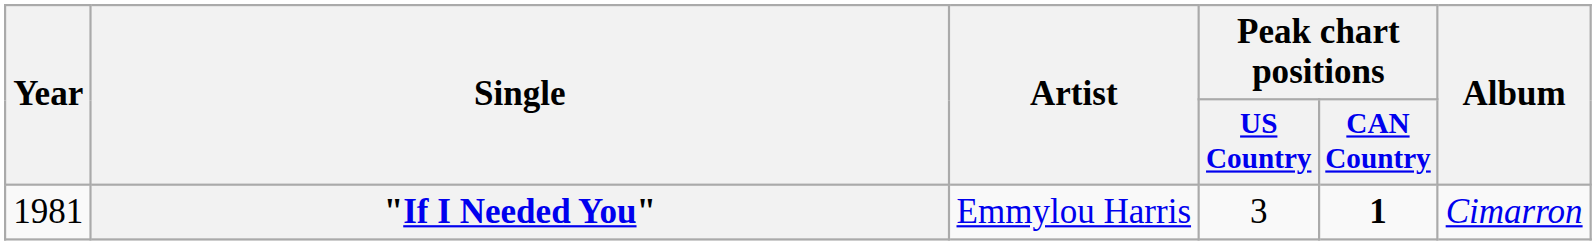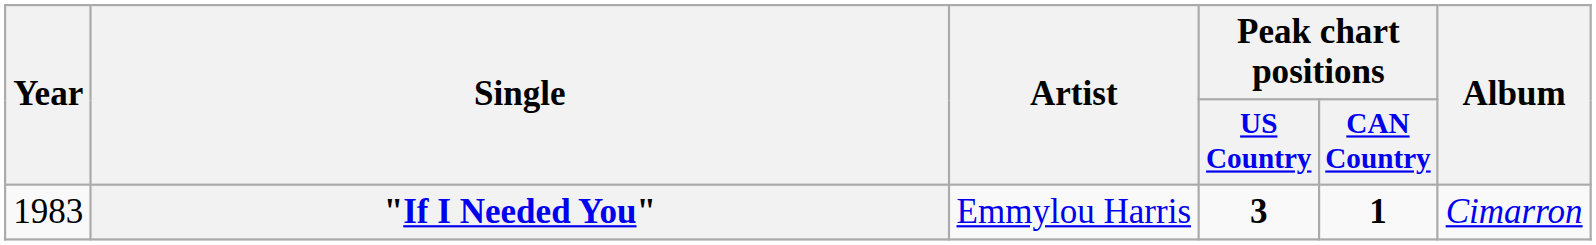(48, 211) 1981 -> (48, 211) 1983
(1259, 211) normal -> (1259, 211) bold
